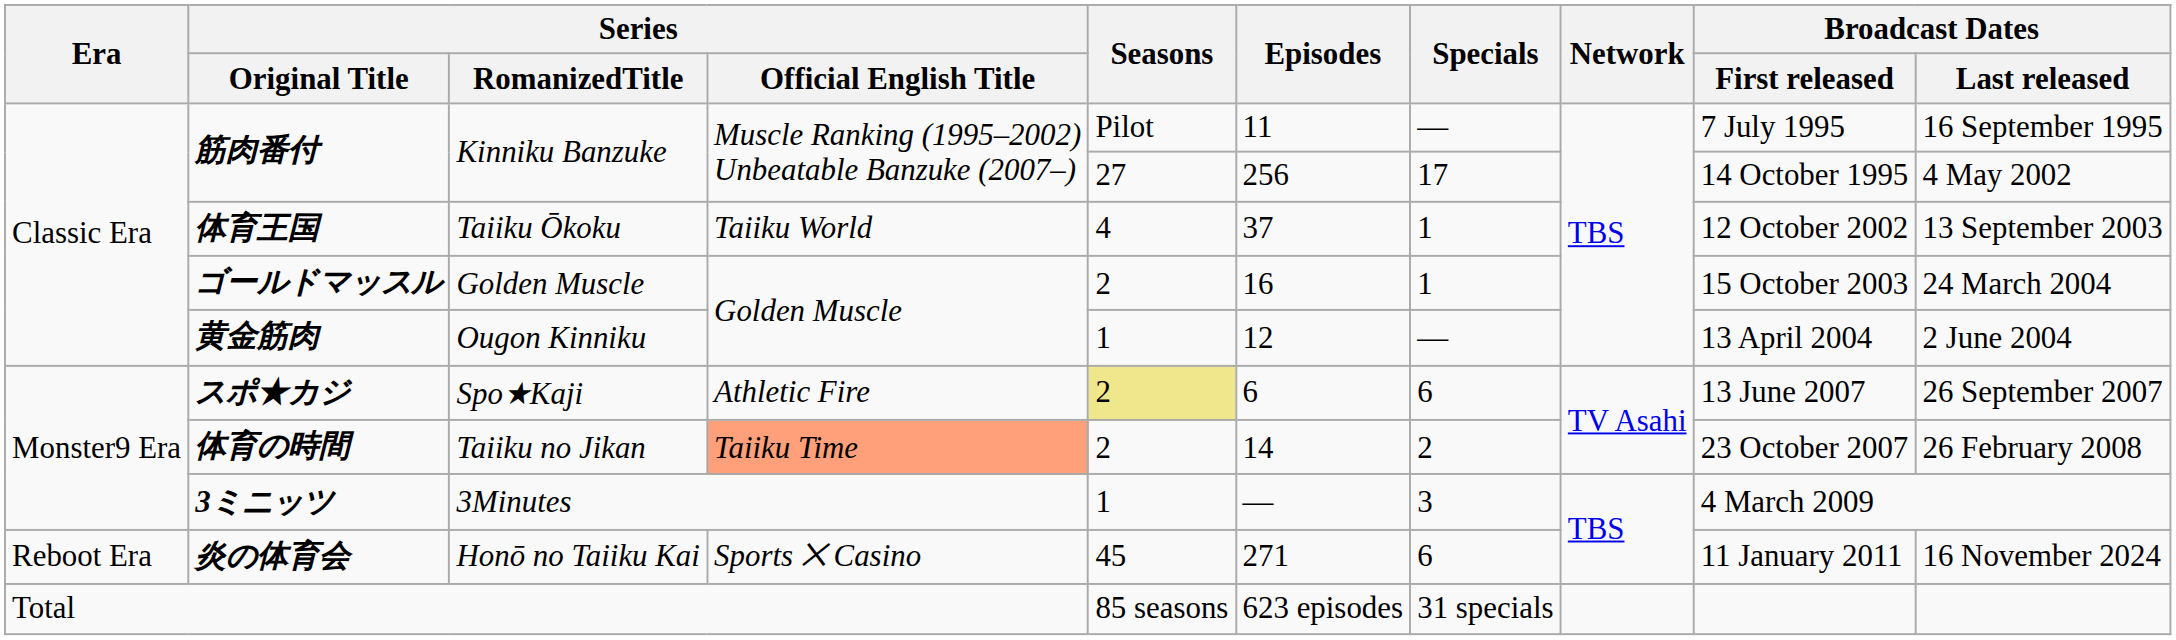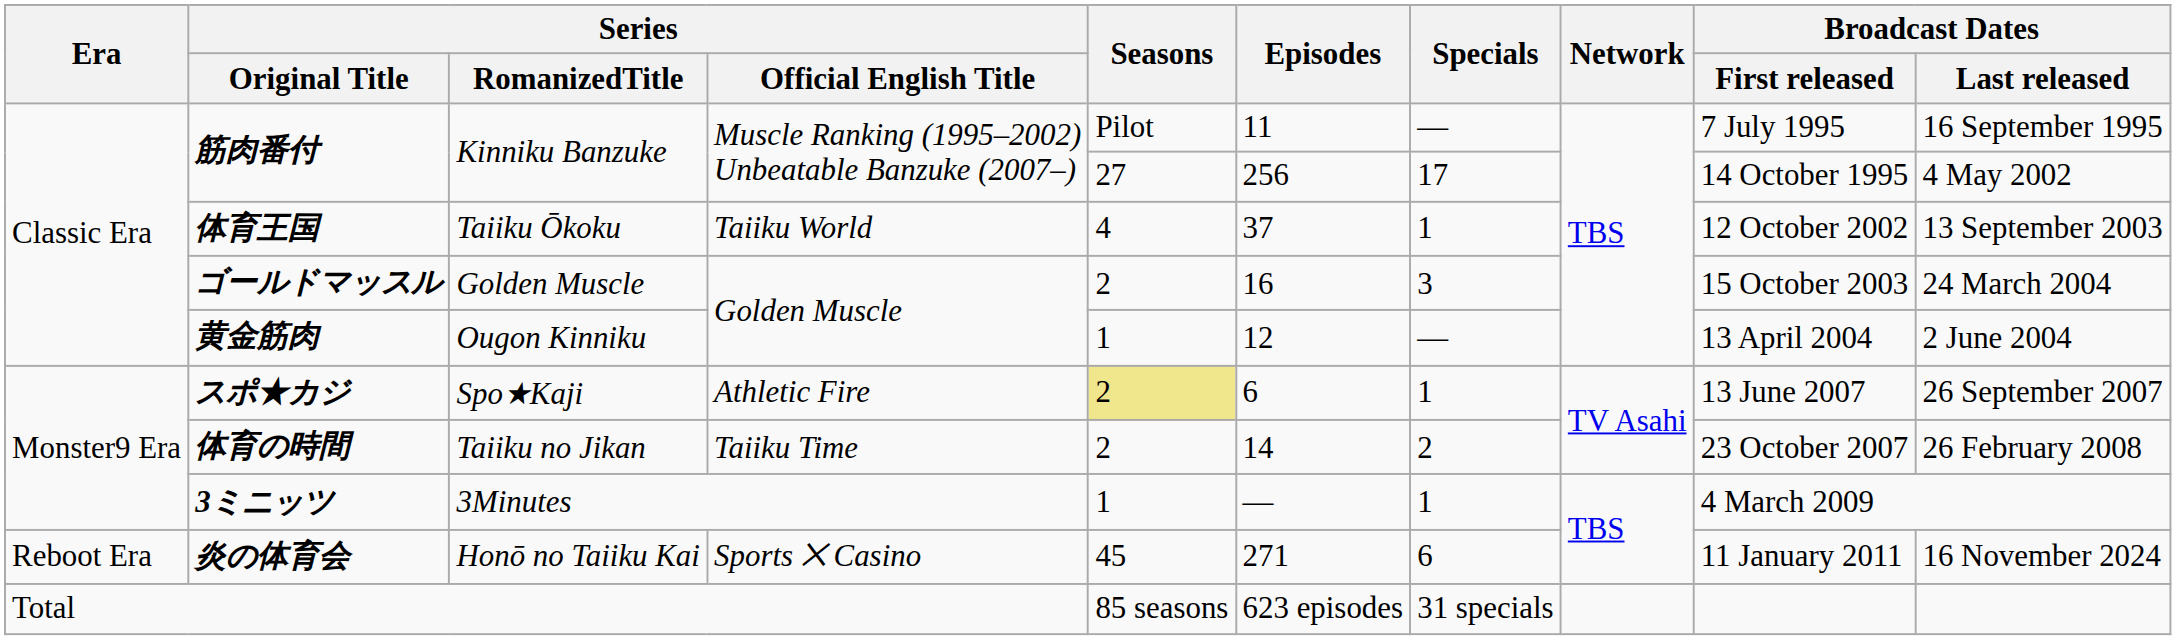(1425, 282) 1 -> (1425, 282) 3
(1425, 392) 6 -> (1425, 392) 1
(786, 446) lightsalmon background -> (786, 446) no background
(1425, 501) 3 -> (1425, 501) 1
